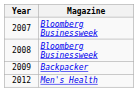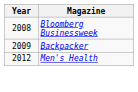- row: (21, 28)
